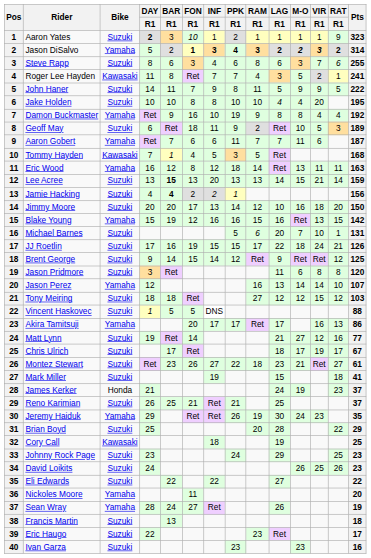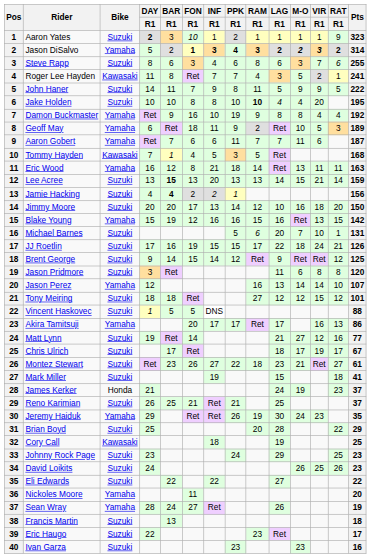(257, 102) normal -> (257, 102) bold
(120, 128) Suzuki -> (120, 128) Yamaha
(214, 167) 12 -> (214, 167) 21
(357, 298) 103 -> (357, 298) 101
